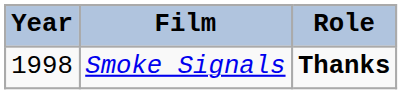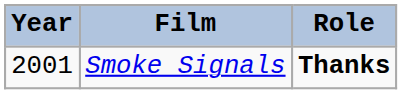(42, 68) 1998 -> (42, 68) 2001
